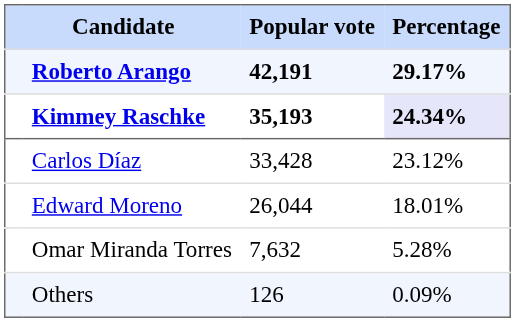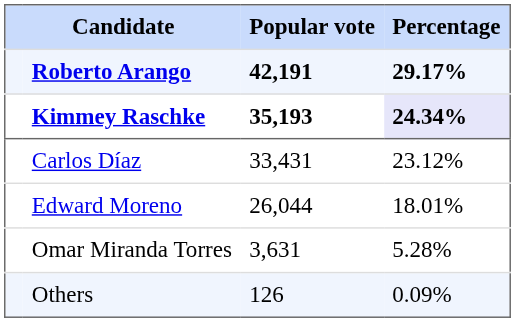(281, 160) 33,428 -> (281, 160) 33,431
(275, 250) 7,632 -> (275, 250) 3,631
